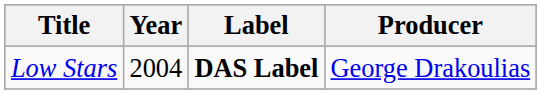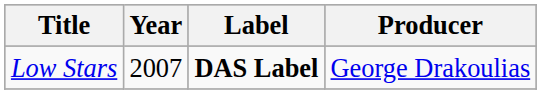(156, 67) 2004 -> (156, 67) 2007
